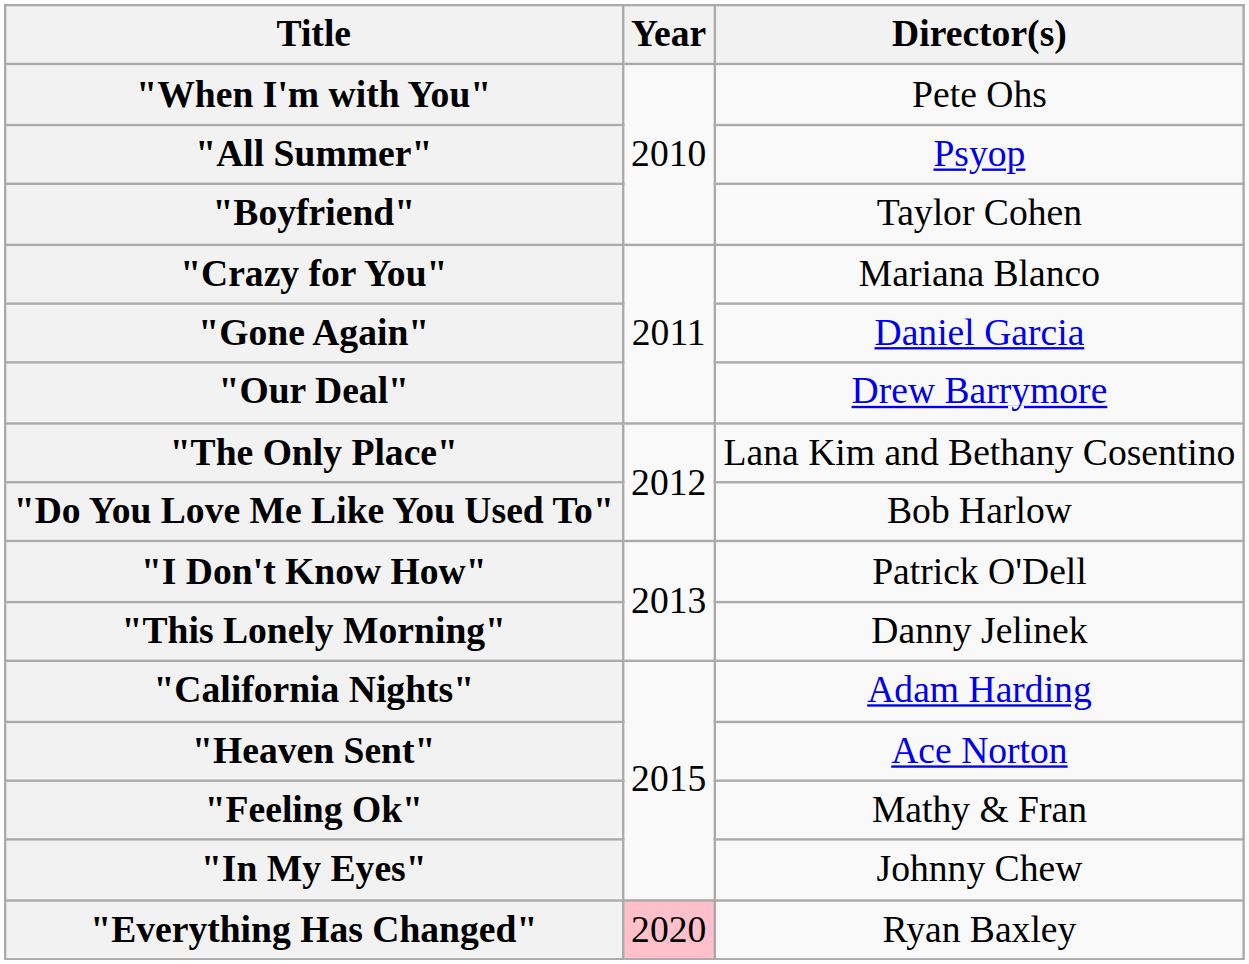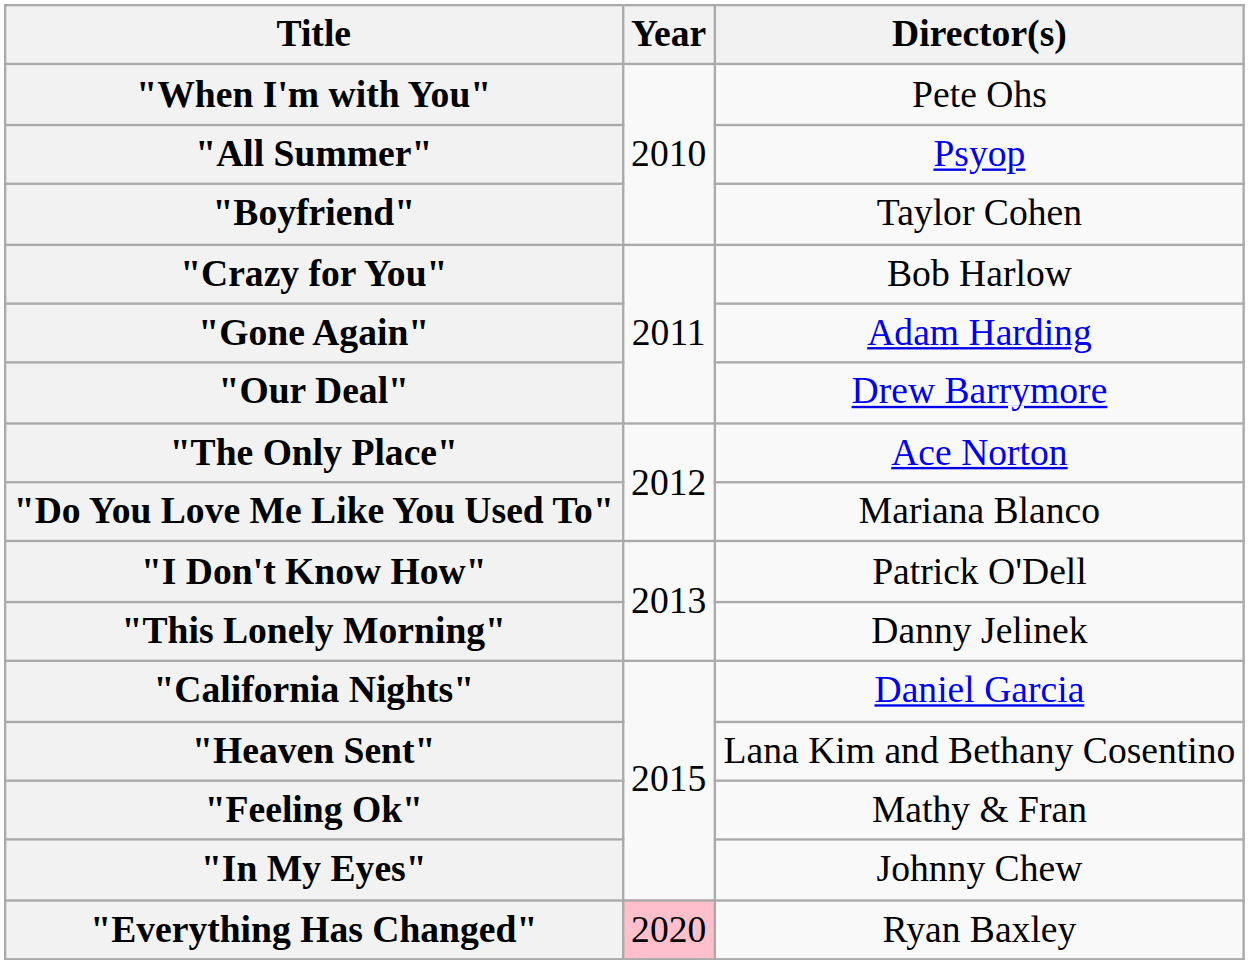(979, 272) Mariana Blanco -> (979, 272) Bob Harlow
(979, 332) Daniel Garcia -> (979, 332) Adam Harding
(979, 451) Lana Kim and Bethany Cosentino -> (979, 451) Ace Norton
(979, 511) Bob Harlow -> (979, 511) Mariana Blanco
(979, 690) Adam Harding -> (979, 690) Daniel Garcia
(979, 749) Ace Norton -> (979, 749) Lana Kim and Bethany Cosentino
